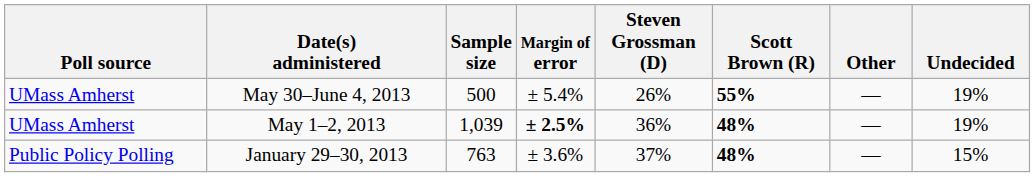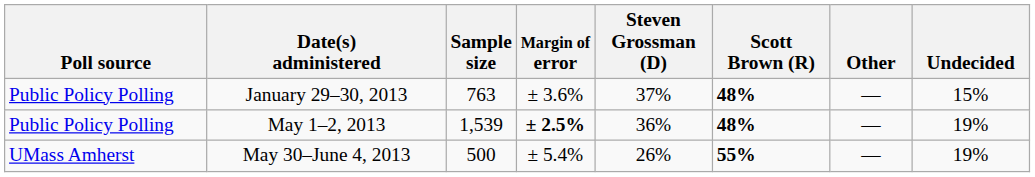rows swapped: (327, 94) <-> (327, 155)
(72, 124) UMass Amherst -> (91, 124) Public Policy Polling
(481, 124) 1,039 -> (481, 124) 1,539
